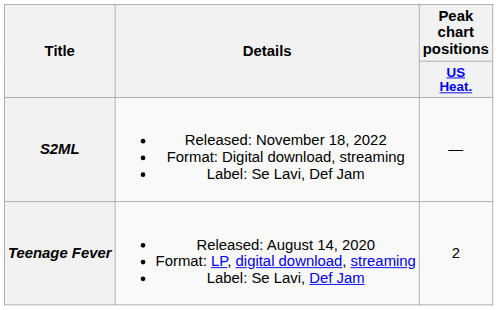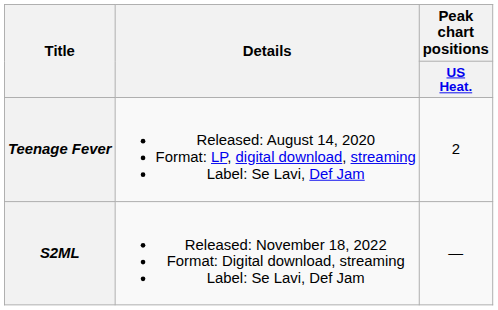rows swapped: (60, 252) <-> (60, 149)
